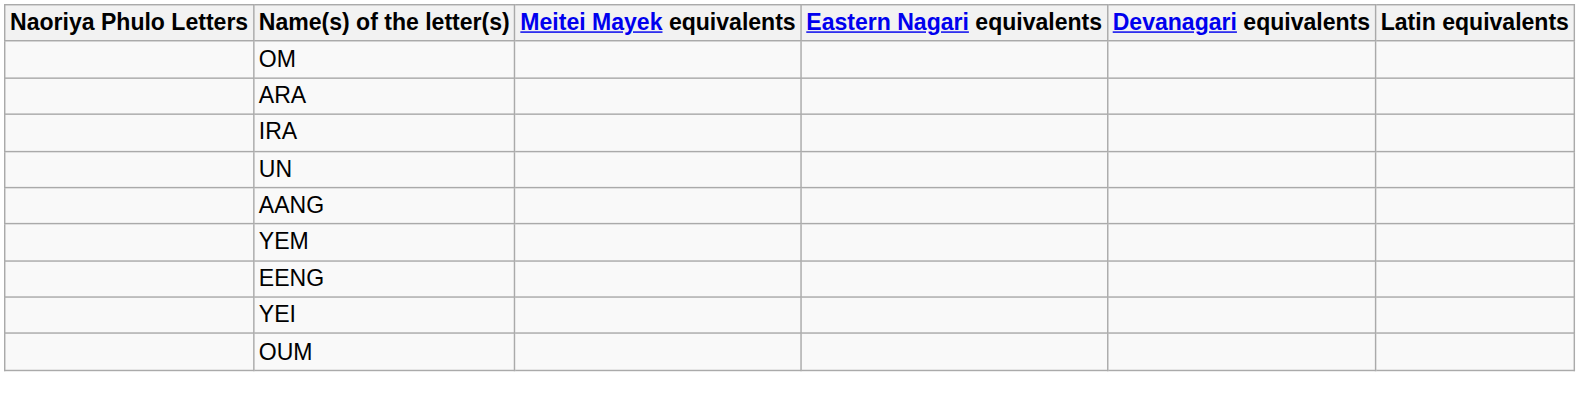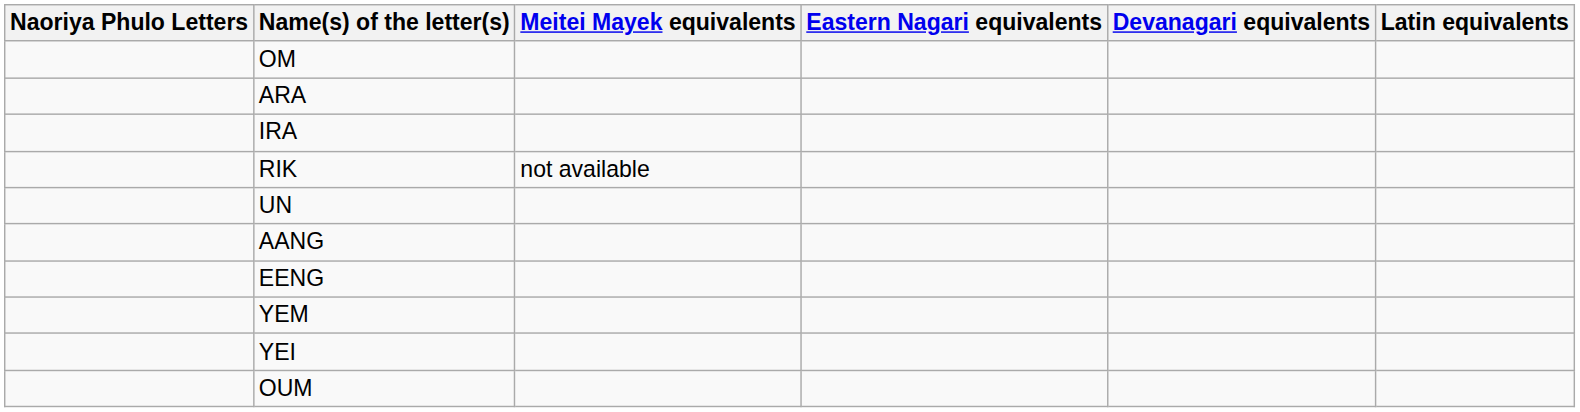+ row: (278, 168)
rows swapped: (291, 278) <-> (284, 242)
